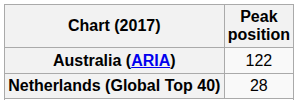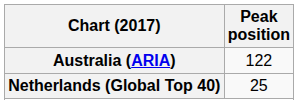(259, 85) 28 -> (259, 85) 25
